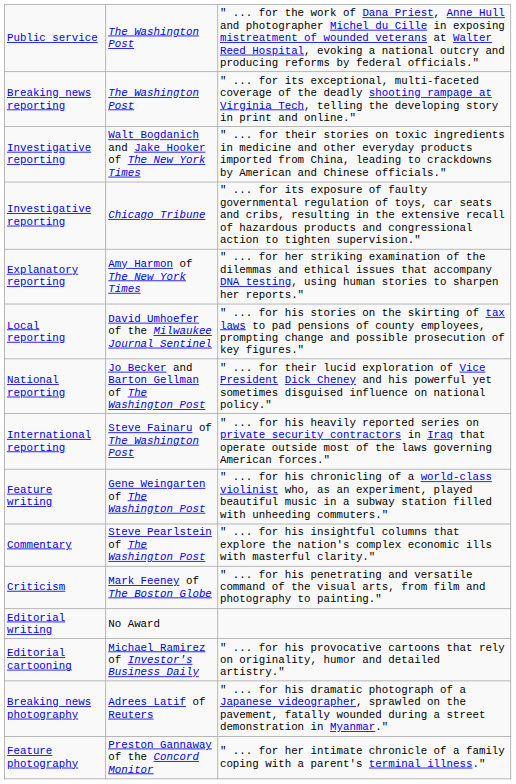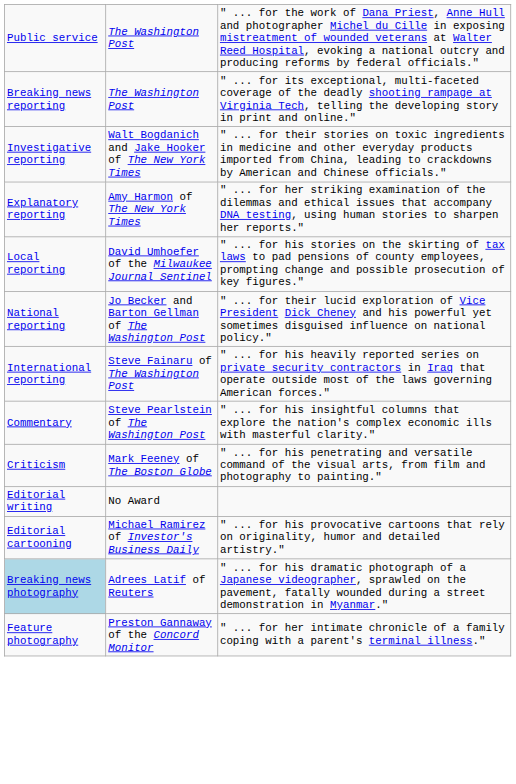- row: (157, 215)
- row: (157, 496)
(49, 709) no background -> (49, 586) lightblue background
